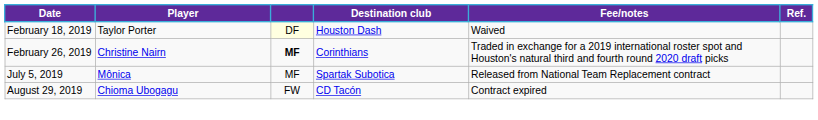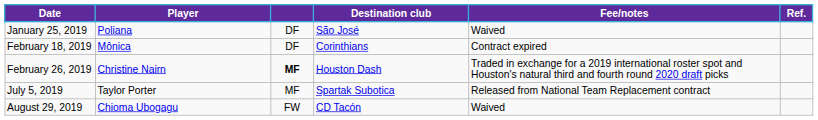+ row: (47, 30)
(127, 30) Taylor Porter -> (114, 47) Mônica
(292, 30) lightyellow background -> (292, 47) no background
(349, 30) Houston Dash -> (342, 47) Corinthians
(488, 30) Waived -> (509, 47) Contract expired
(342, 53) Corinthians -> (349, 69) Houston Dash
(114, 75) Mônica -> (127, 91) Taylor Porter
(509, 91) Contract expired -> (488, 107) Waived
